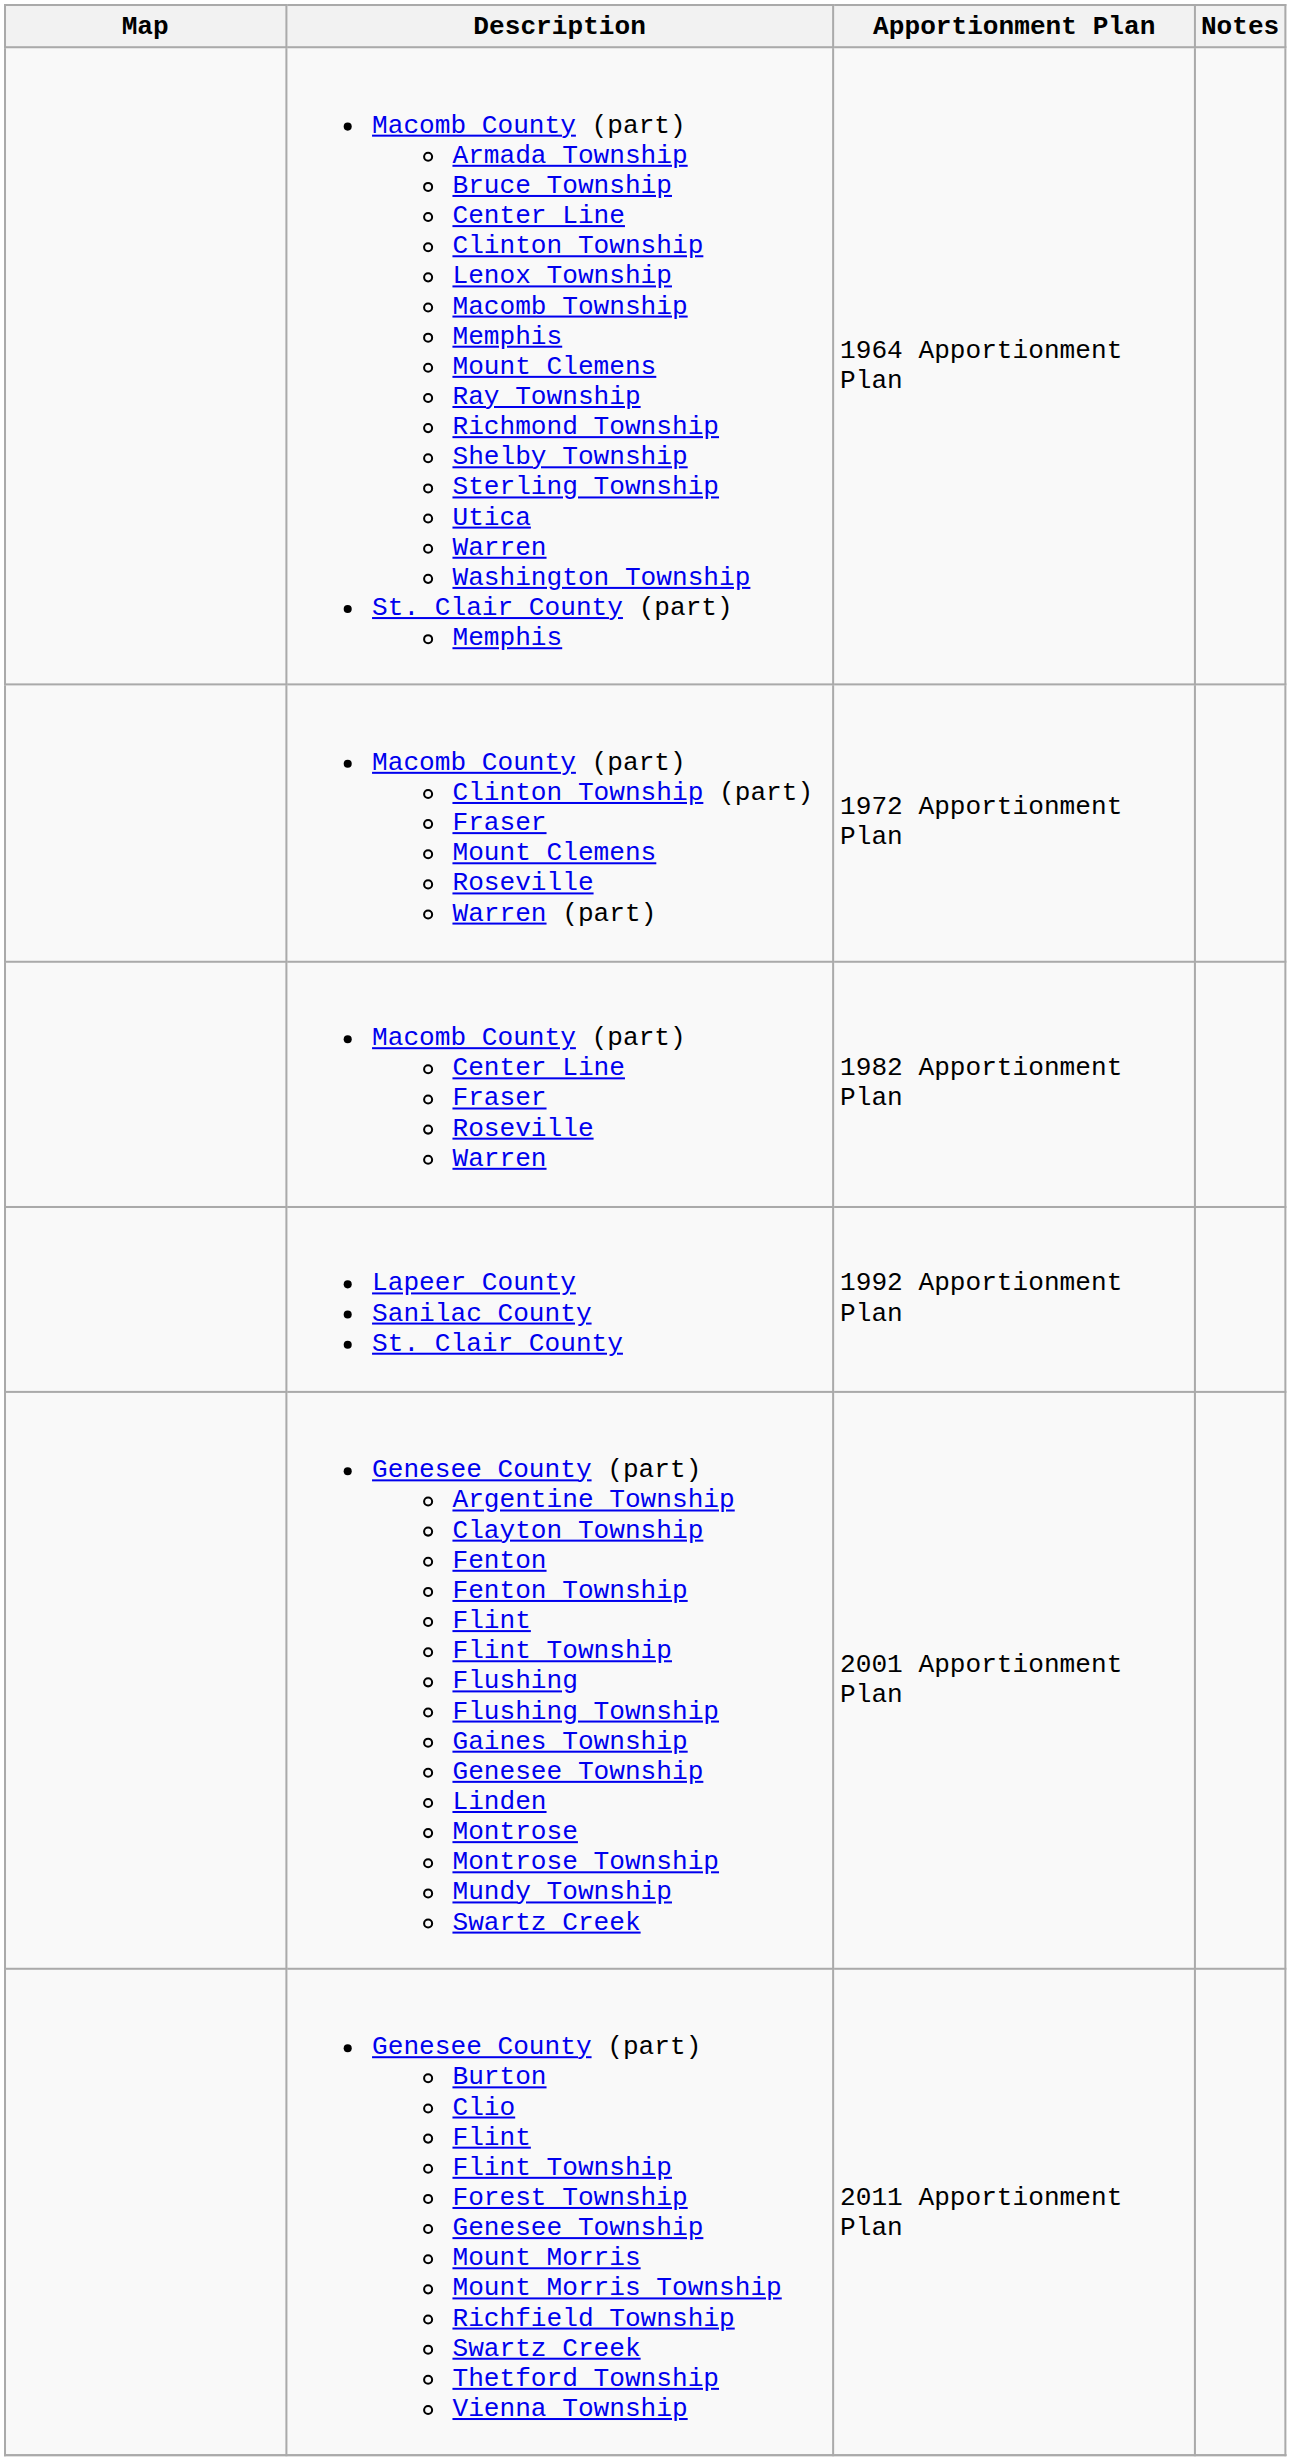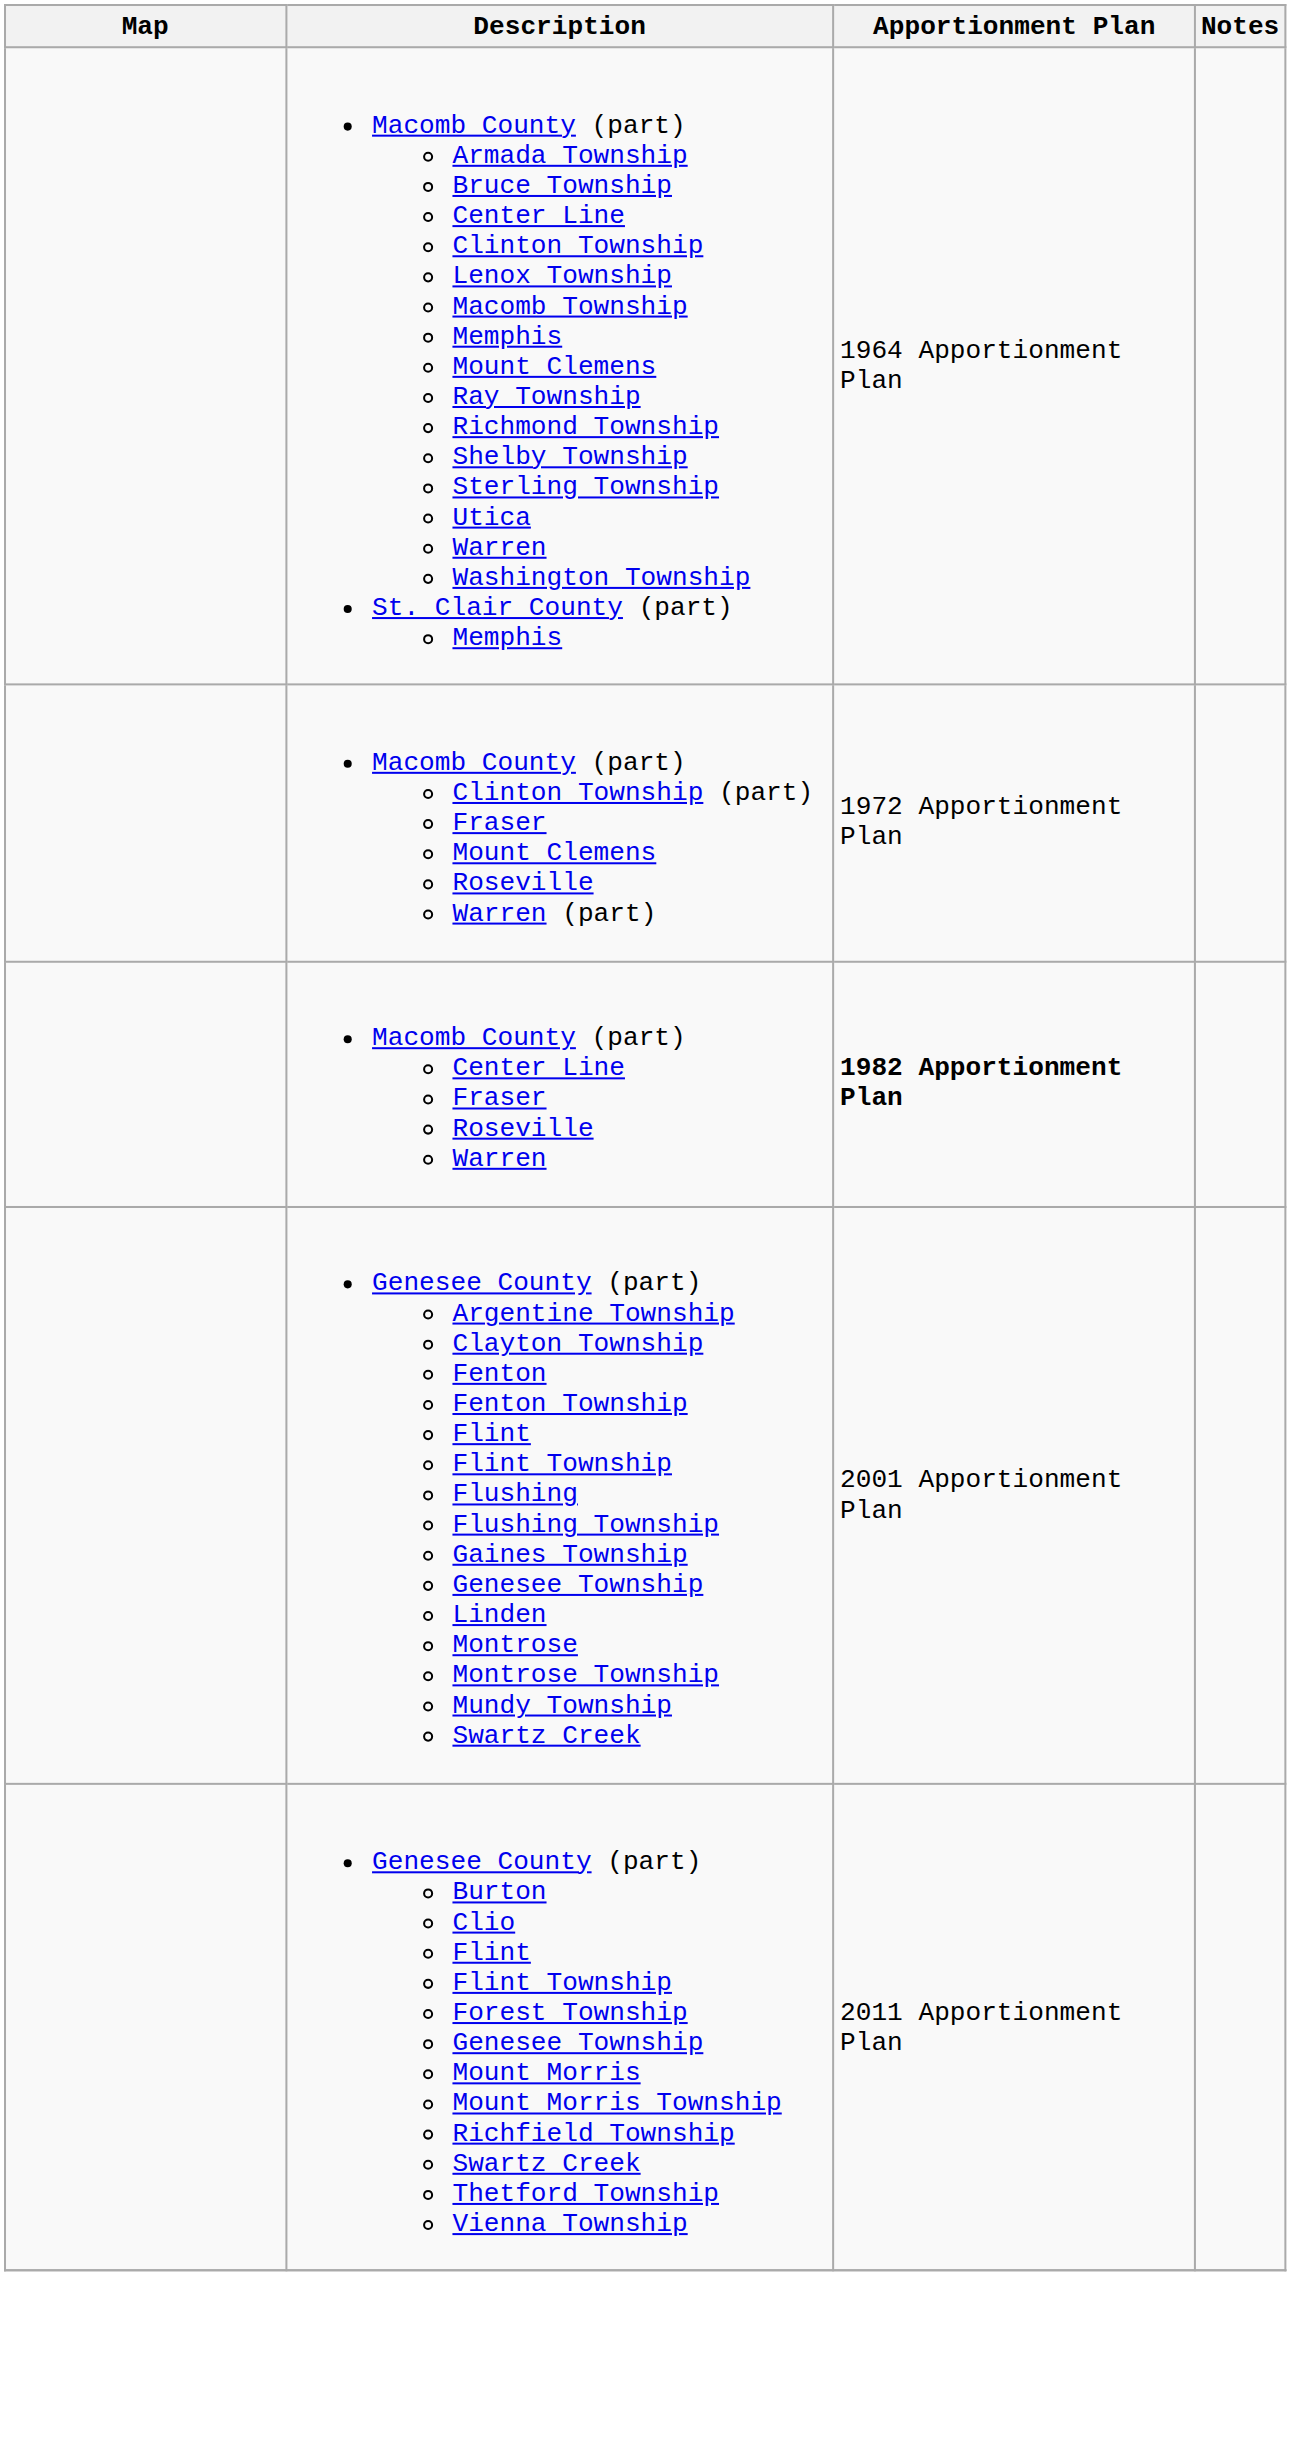(981, 1084) normal -> (981, 1084) bold
- row: (560, 1314)
